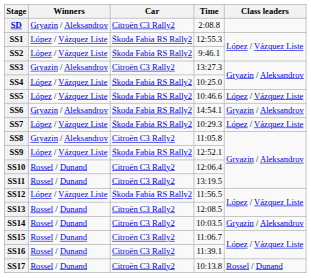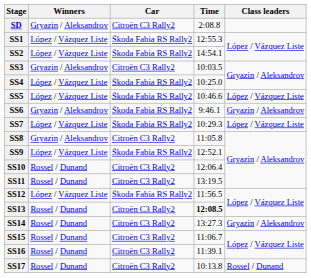(209, 53) 9:46.1 -> (209, 53) 14:54.1
(209, 67) 13:27.3 -> (209, 67) 10:03.5
(209, 110) 14:54.1 -> (209, 110) 9:46.1
(209, 209) normal -> (209, 209) bold
(209, 223) 10:03.5 -> (209, 223) 13:27.3
